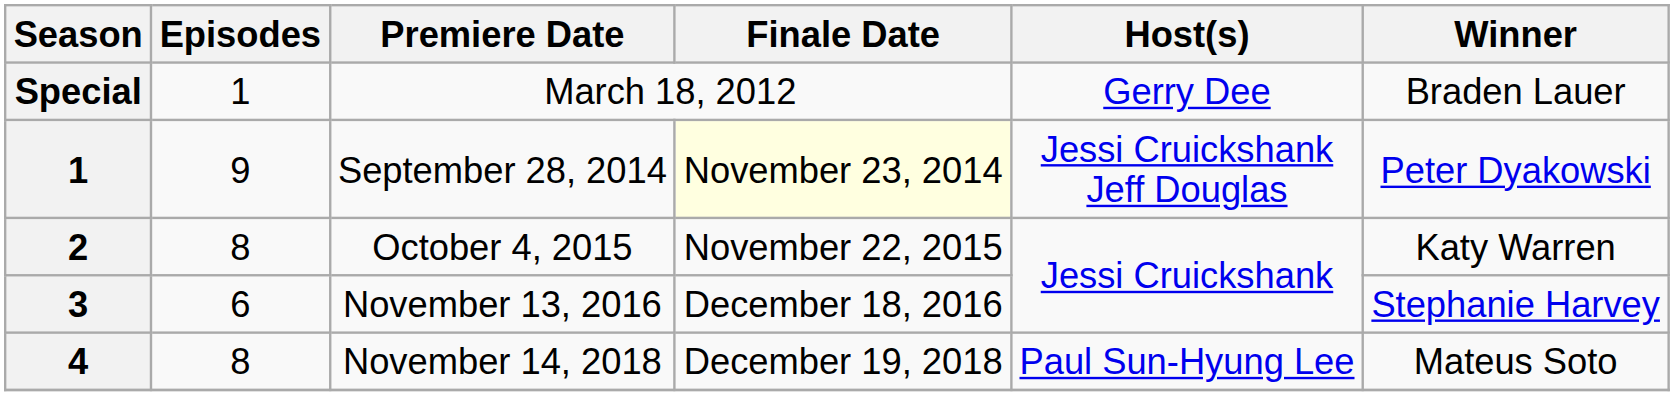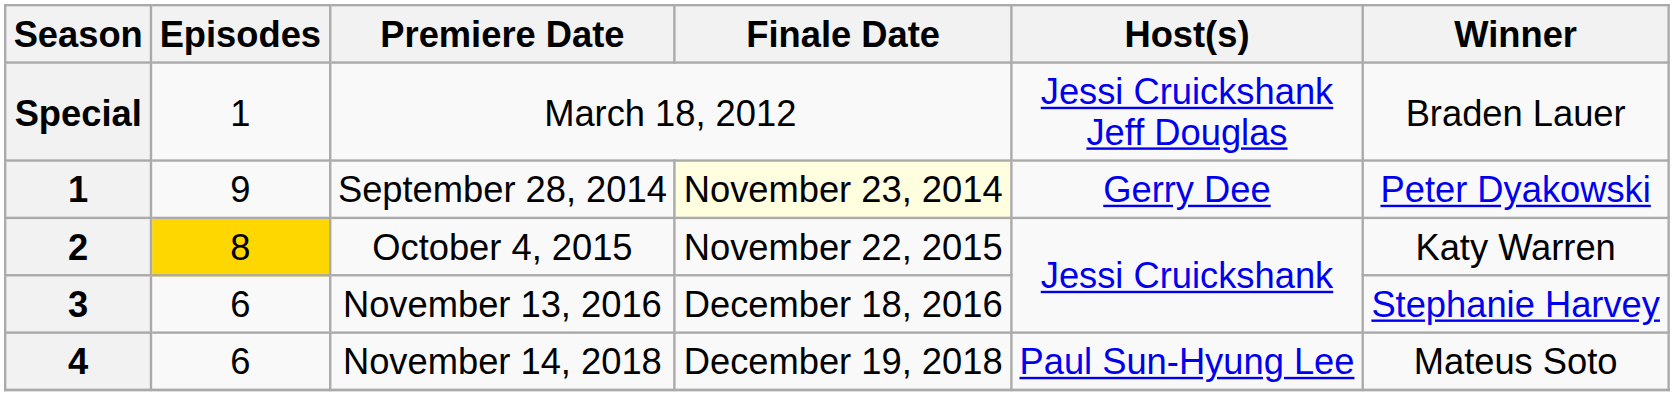(1187, 92) Gerry Dee -> (1187, 112) Jessi Cruickshank Jeff Douglas
(1187, 169) Jessi Cruickshank Jeff Douglas -> (1187, 190) Gerry Dee
(240, 247) no background -> (240, 247) gold background
(240, 362) 8 -> (240, 362) 6
